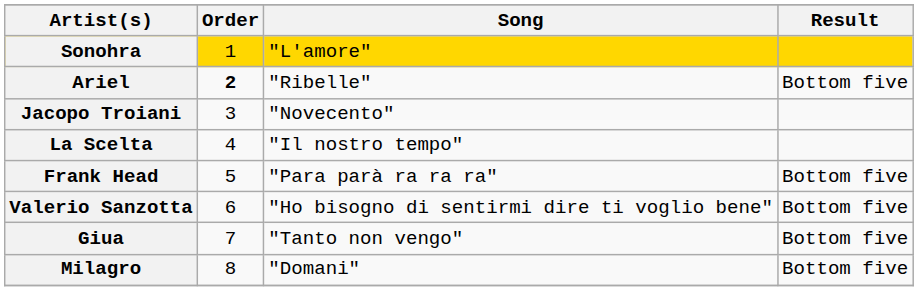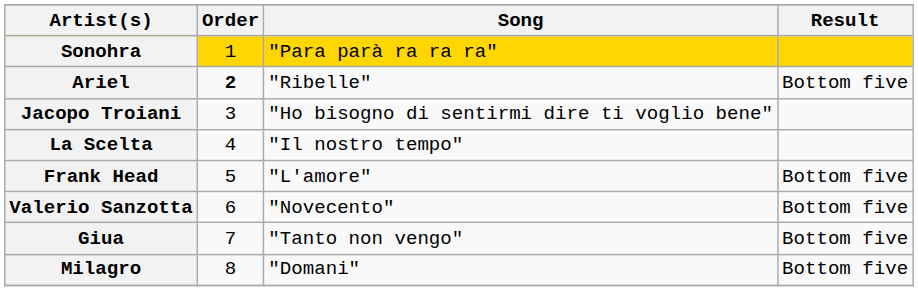(320, 51) "L'amore" -> (383, 51) "Para parà ra ra ra"
(331, 114) "Novecento" -> (521, 114) "Ho bisogno di sentirmi dire ti voglio bene"
(383, 176) "Para parà ra ra ra" -> (320, 176) "L'amore"
(521, 207) "Ho bisogno di sentirmi dire ti voglio bene" -> (331, 207) "Novecento"
